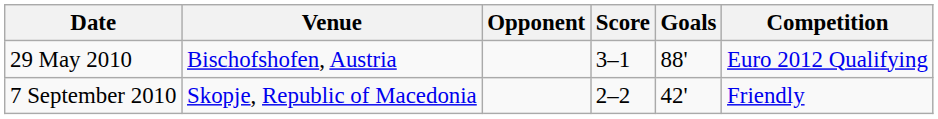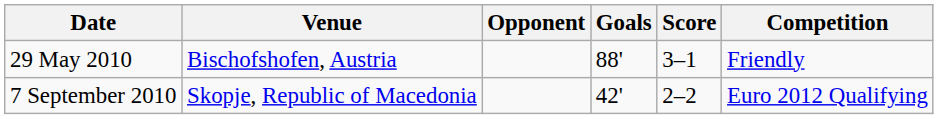columns swapped: (623, 22) <-> (689, 22)
(827, 58) Euro 2012 Qualifying -> (766, 58) Friendly
(766, 95) Friendly -> (827, 95) Euro 2012 Qualifying
